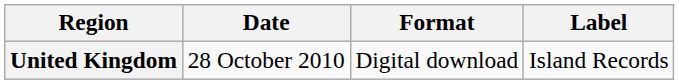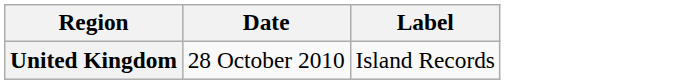- column: (437, 23)
